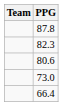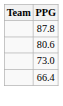- row: (46, 45)
